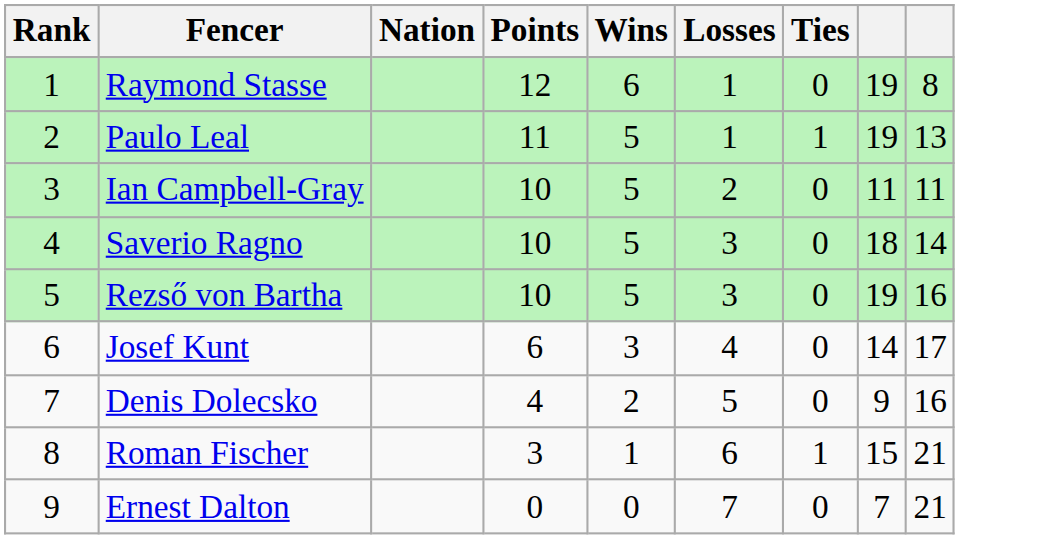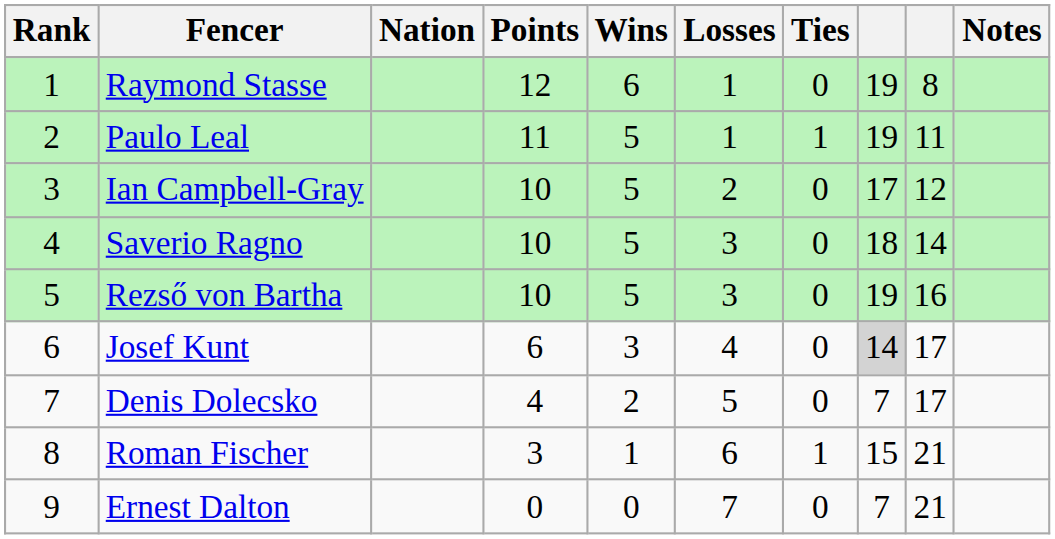+ column: (1002, 30)
(930, 136) 13 -> (930, 136) 11
(882, 189) 11 -> (882, 189) 17
(930, 189) 11 -> (930, 189) 12
(882, 347) no background -> (882, 347) lightgrey background
(882, 400) 9 -> (882, 400) 7
(930, 400) 16 -> (930, 400) 17
